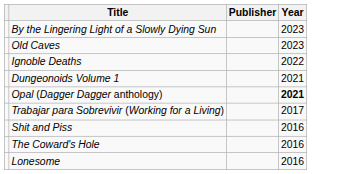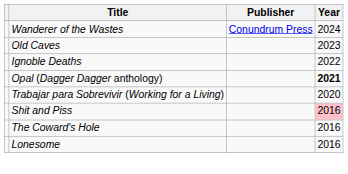+ row: (67, 29)
- row: (114, 29)
- row: (65, 78)
(293, 111) 2017 -> (329, 95) 2020
(293, 128) no background -> (329, 111) pink background
